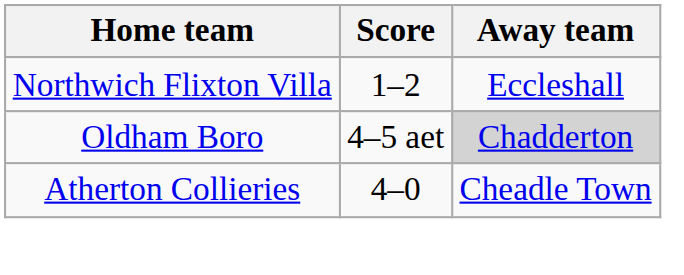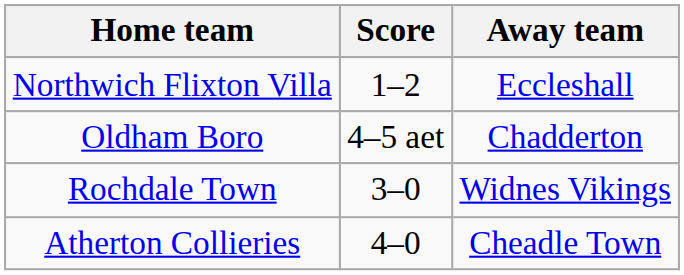(556, 136) lightgrey background -> (565, 136) no background
+ row: (172, 189)
